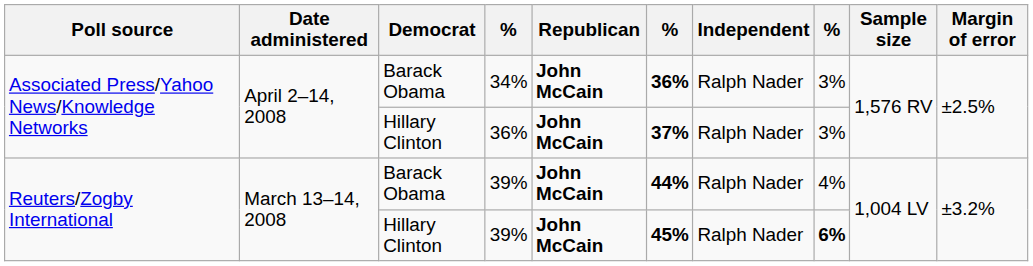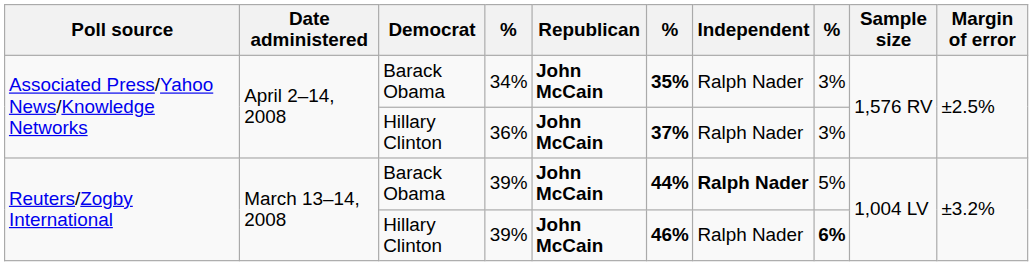(670, 81) 36% -> (670, 81) 35%
(750, 183) normal -> (753, 183) bold
(832, 183) 4% -> (832, 183) 5%
(670, 234) 45% -> (670, 234) 46%
